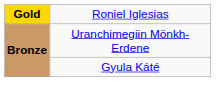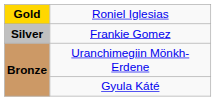+ row: (130, 33)
